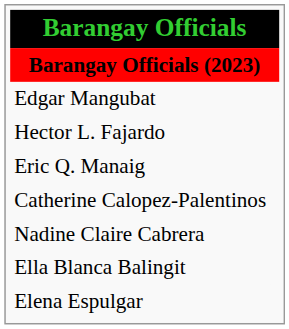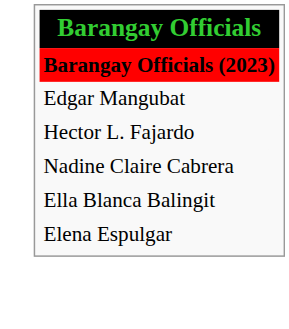- row: (80, 166)
- row: (140, 199)
